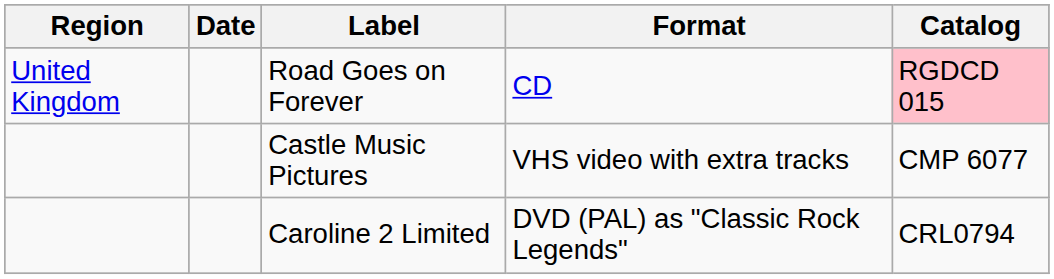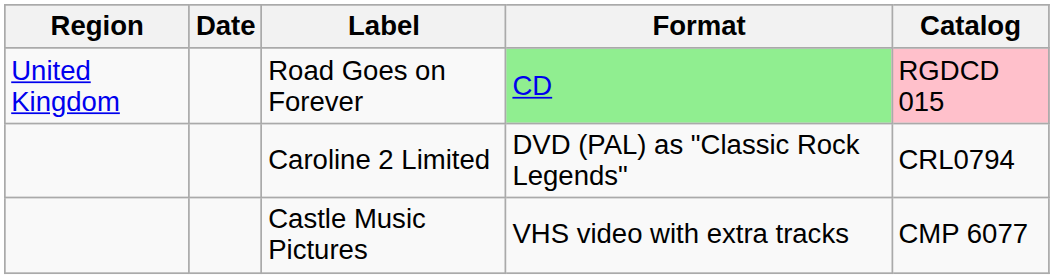(532, 85) no background -> (532, 85) lightgreen background
rows swapped: (347, 160) <-> (379, 234)
